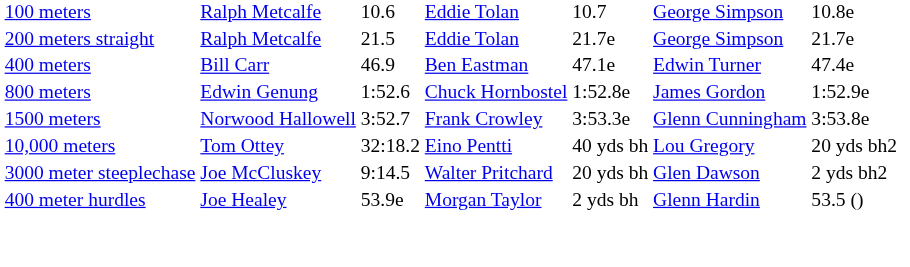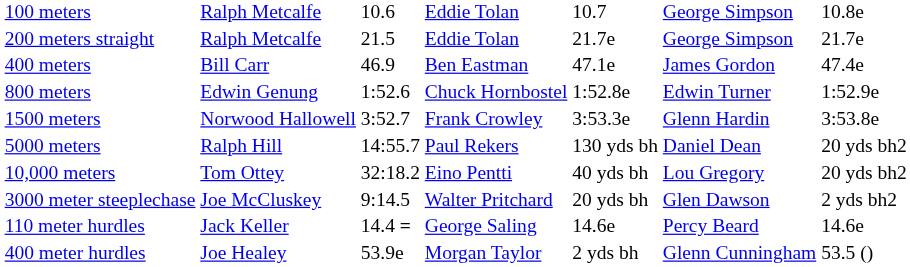(707, 65) Edwin Turner -> (719, 65) James Gordon
(709, 92) James Gordon -> (717, 92) Edwin Turner
(730, 118) Glenn Cunningham -> (716, 118) Glenn Hardin
+ row: (53, 145)
+ row: (75, 226)
(706, 199) Glenn Hardin -> (740, 253) Glenn Cunningham
